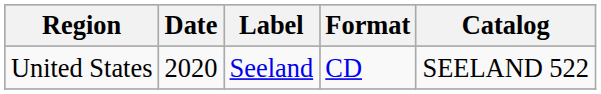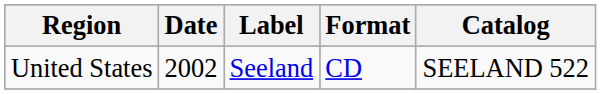(191, 67) 2020 -> (191, 67) 2002
